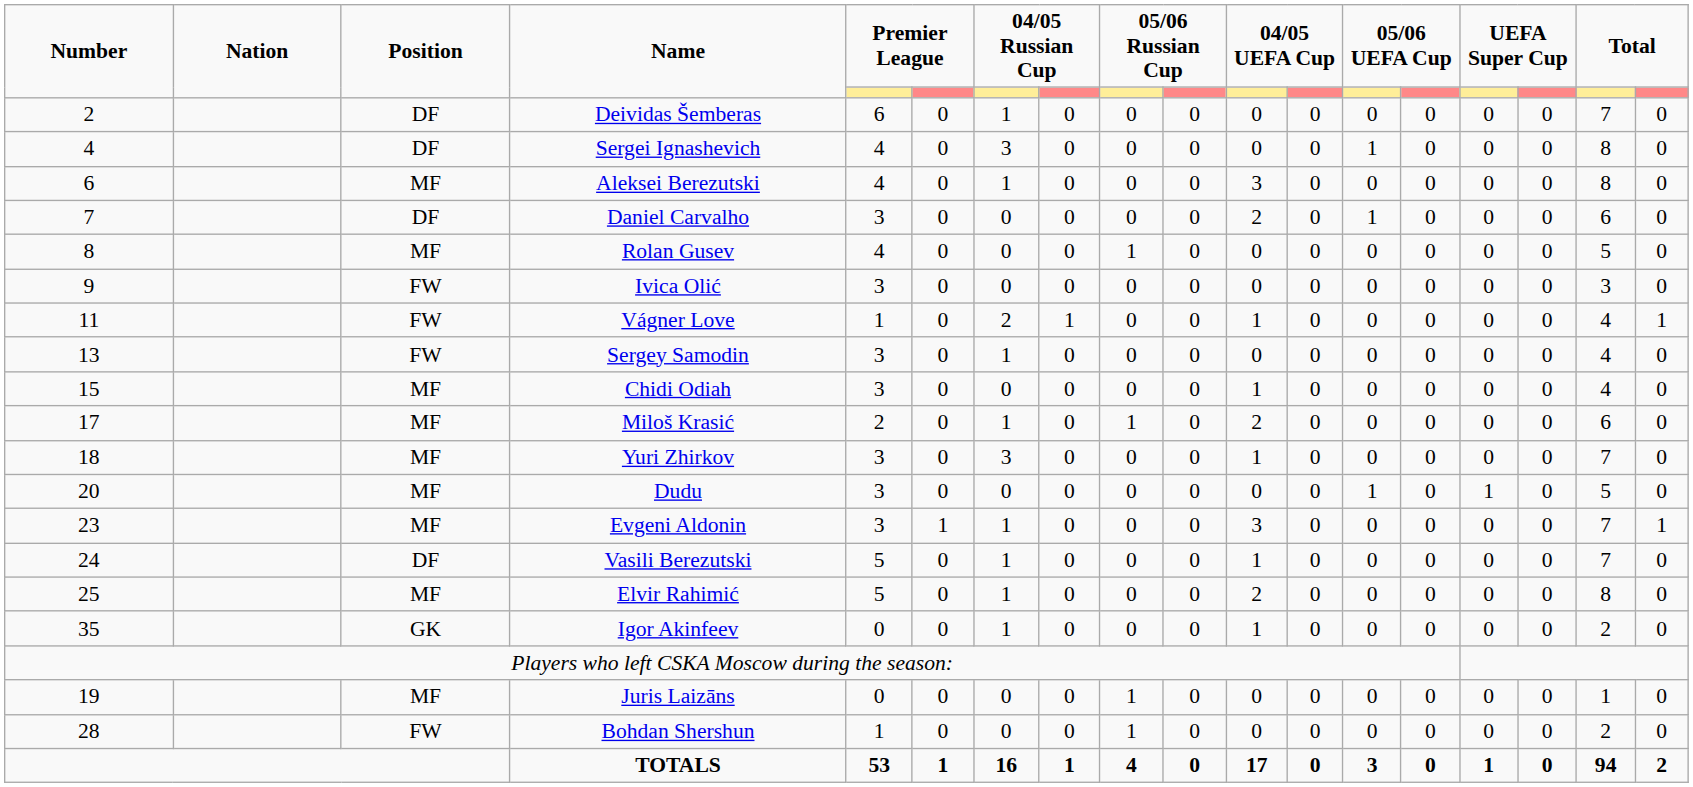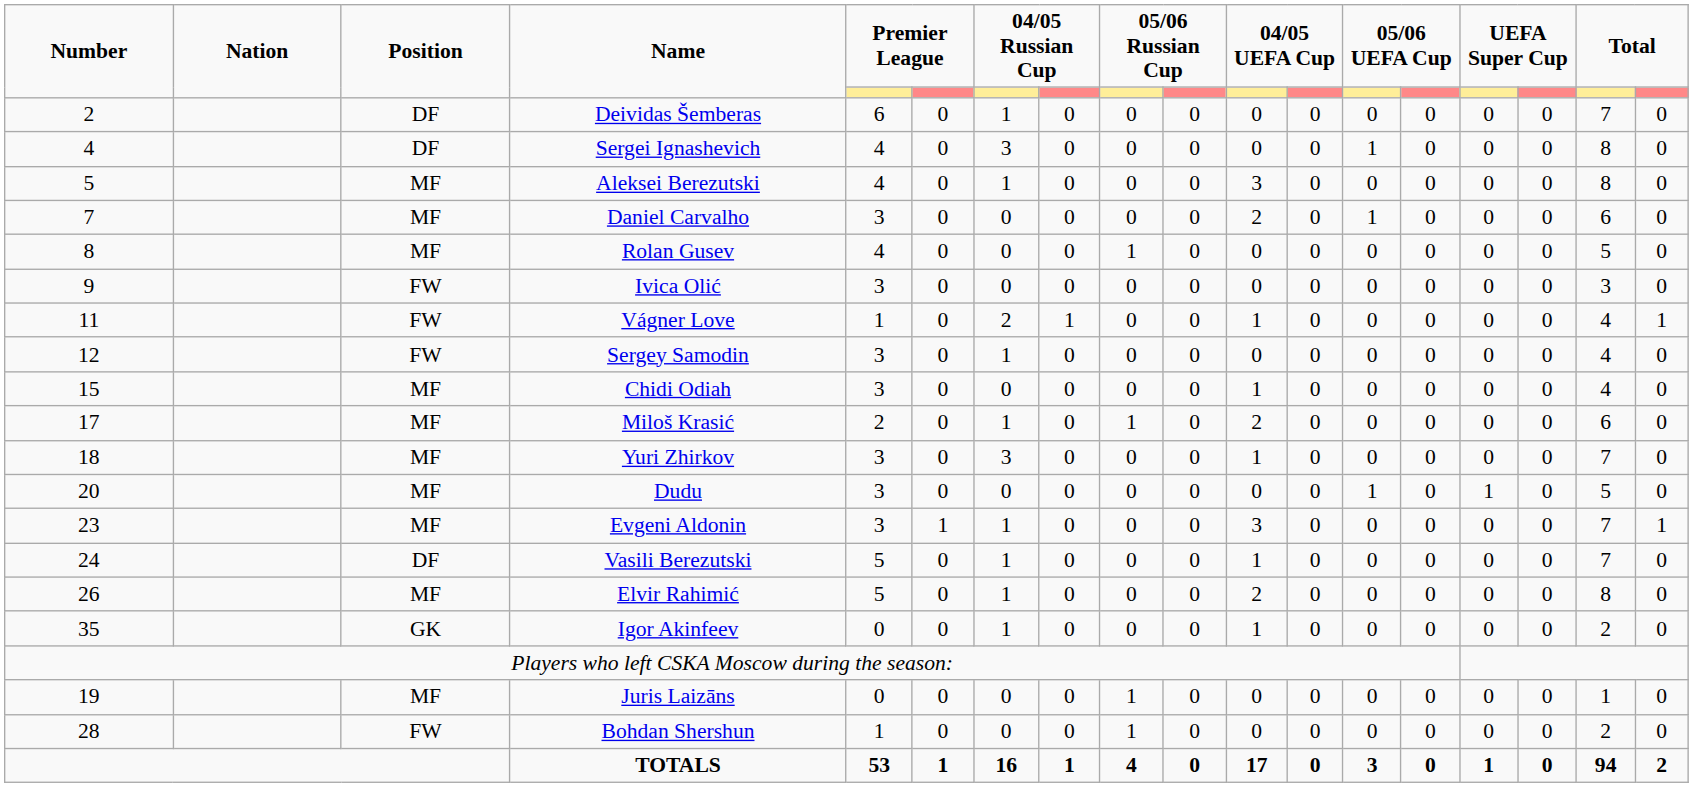(89, 182) 6 -> (89, 182) 5
(425, 217) DF -> (425, 217) MF
(89, 354) 13 -> (89, 354) 12
(89, 594) 25 -> (89, 594) 26
